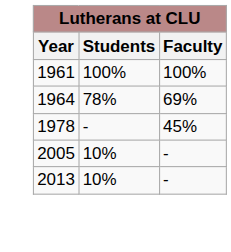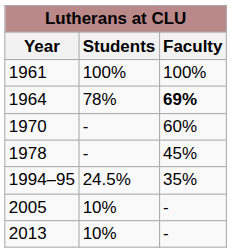(180, 99) normal -> (180, 99) bold
+ row: (28, 126)
+ row: (42, 180)
